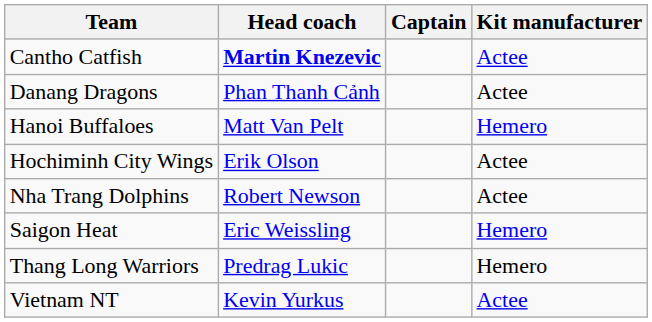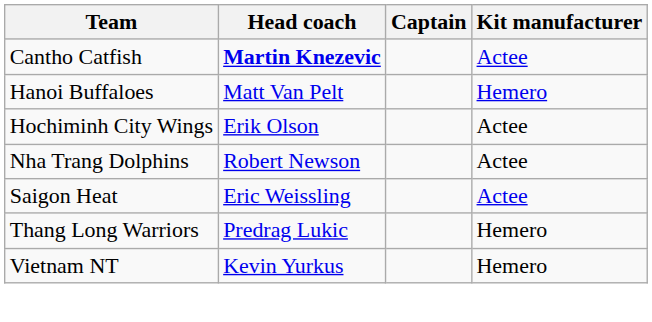- row: (84, 91)
(512, 230) Hemero -> (502, 195) Actee
(502, 299) Actee -> (512, 265) Hemero
